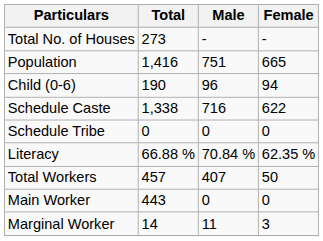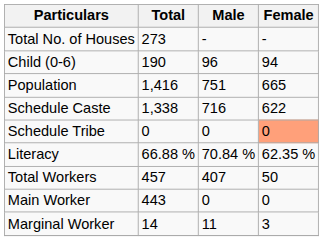rows swapped: (42, 62) <-> (42, 85)
(266, 131) no background -> (266, 131) lightsalmon background
